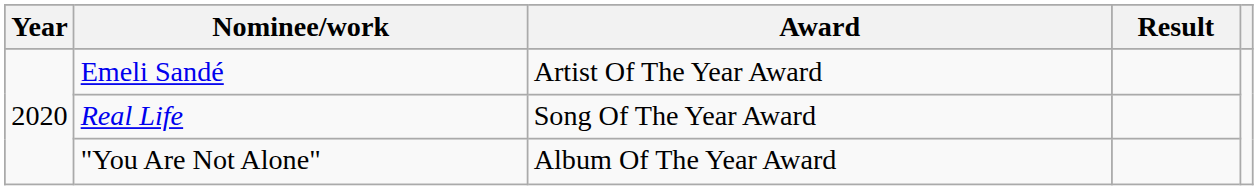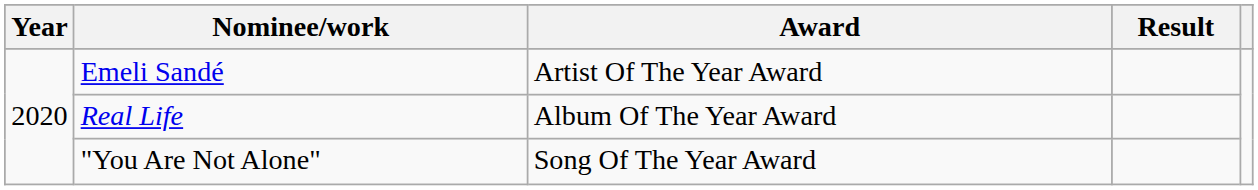(675, 116) Song Of The Year Award -> (685, 116) Album Of The Year Award
(685, 160) Album Of The Year Award -> (675, 160) Song Of The Year Award
